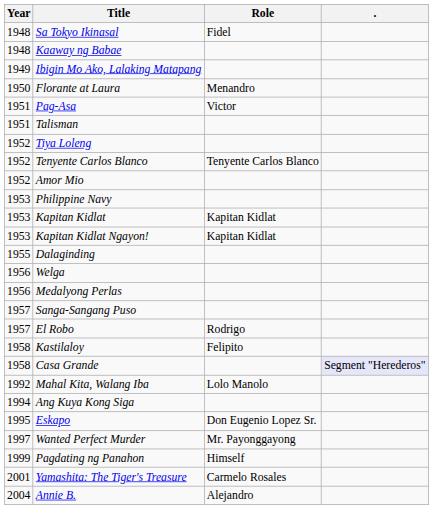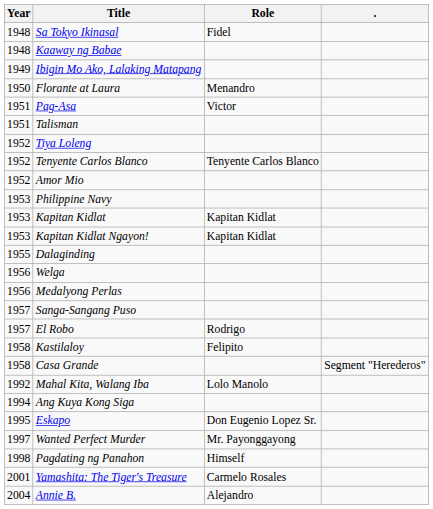(375, 365) lavender background -> (375, 365) no background
(19, 458) 1999 -> (19, 458) 1998
